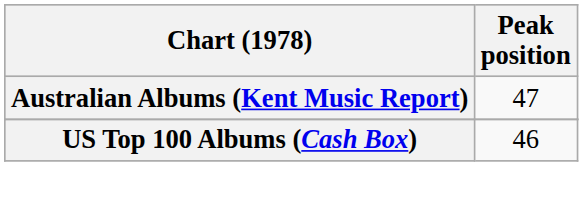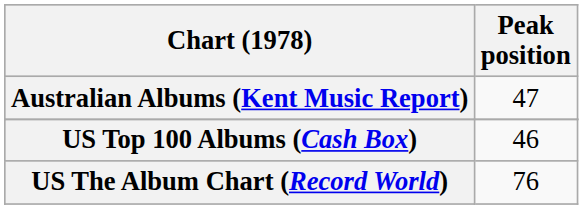+ row: (240, 181)
